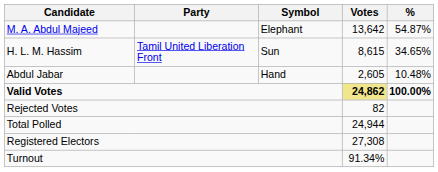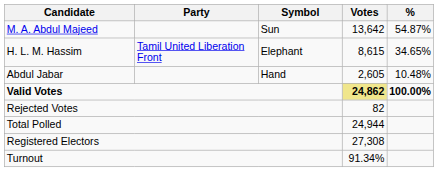(282, 29) Elephant -> (270, 29) Sun
(270, 52) Sun -> (282, 52) Elephant
